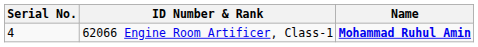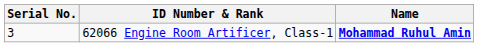(11, 33) 4 -> (11, 33) 3
